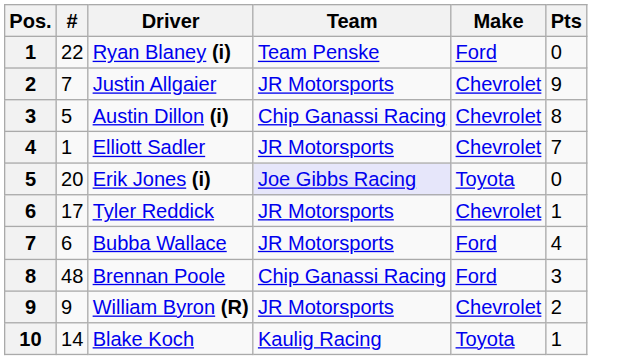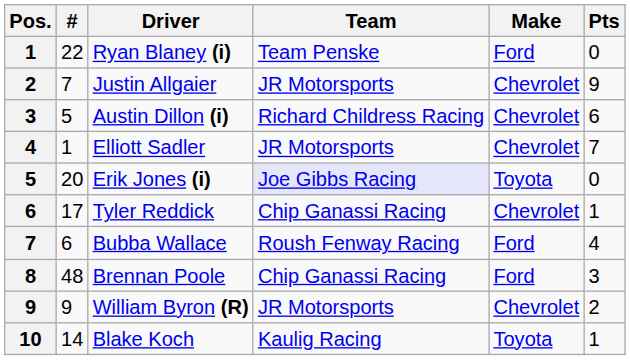(352, 116) Chip Ganassi Racing -> (371, 116) Richard Childress Racing
(556, 116) 8 -> (594, 116) 6
(326, 211) JR Motorsports -> (352, 211) Chip Ganassi Racing
(326, 243) JR Motorsports -> (359, 243) Roush Fenway Racing
